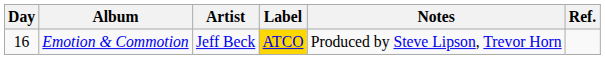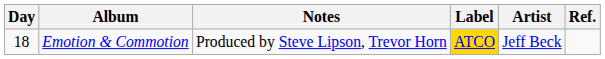columns swapped: (226, 16) <-> (436, 16)
(22, 41) 16 -> (22, 41) 18
